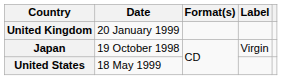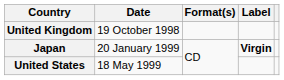(138, 30) 20 January 1999 -> (138, 30) 19 October 1998
(138, 48) 19 October 1998 -> (138, 48) 20 January 1999
(255, 48) normal -> (256, 48) bold
